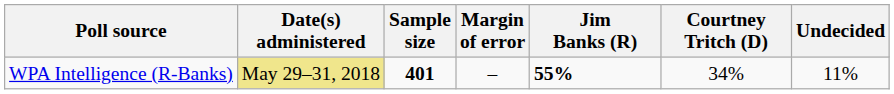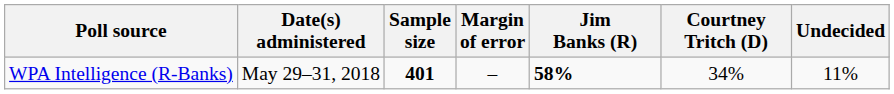(311, 72) khaki background -> (311, 72) no background
(554, 72) 55% -> (554, 72) 58%
